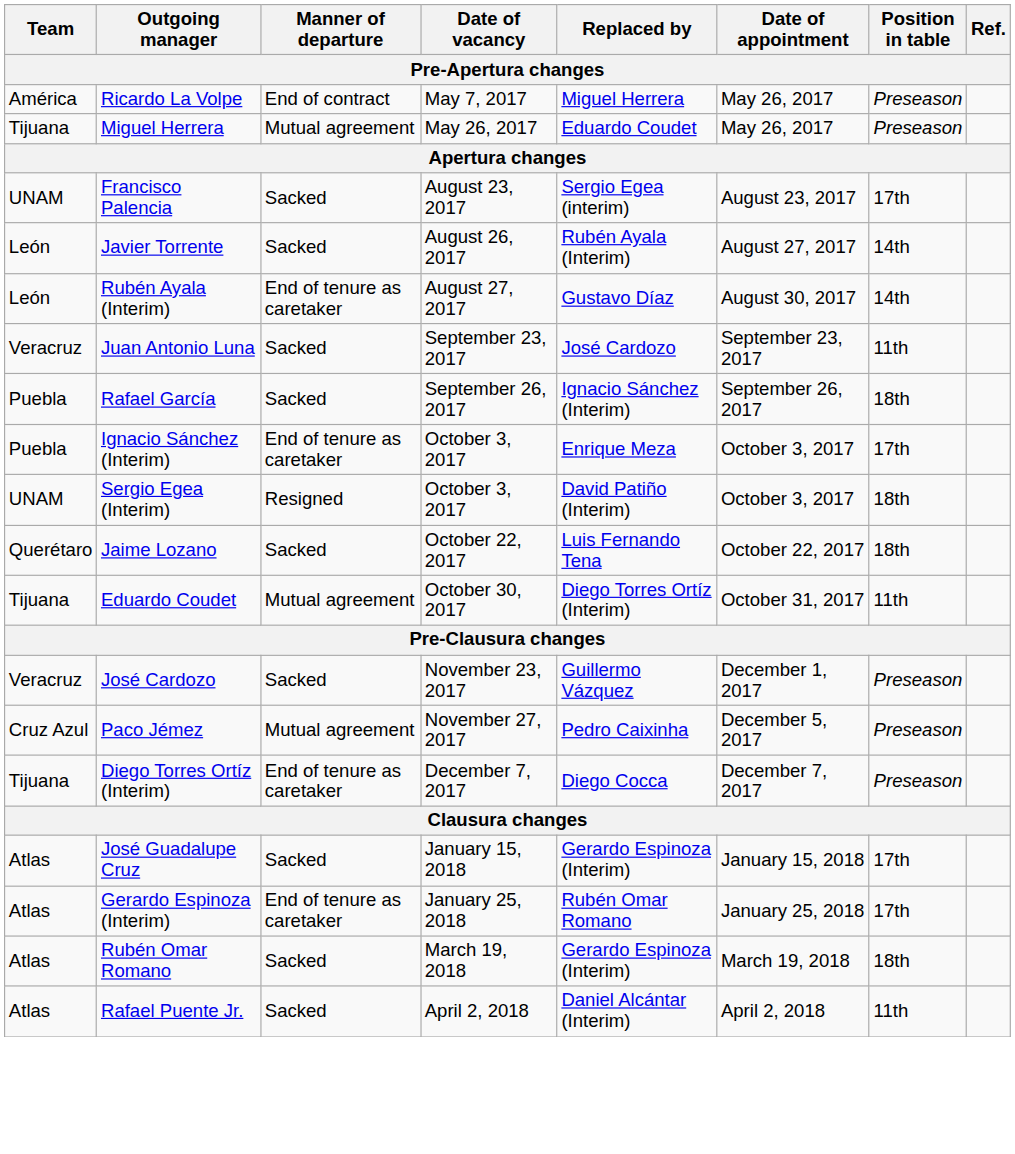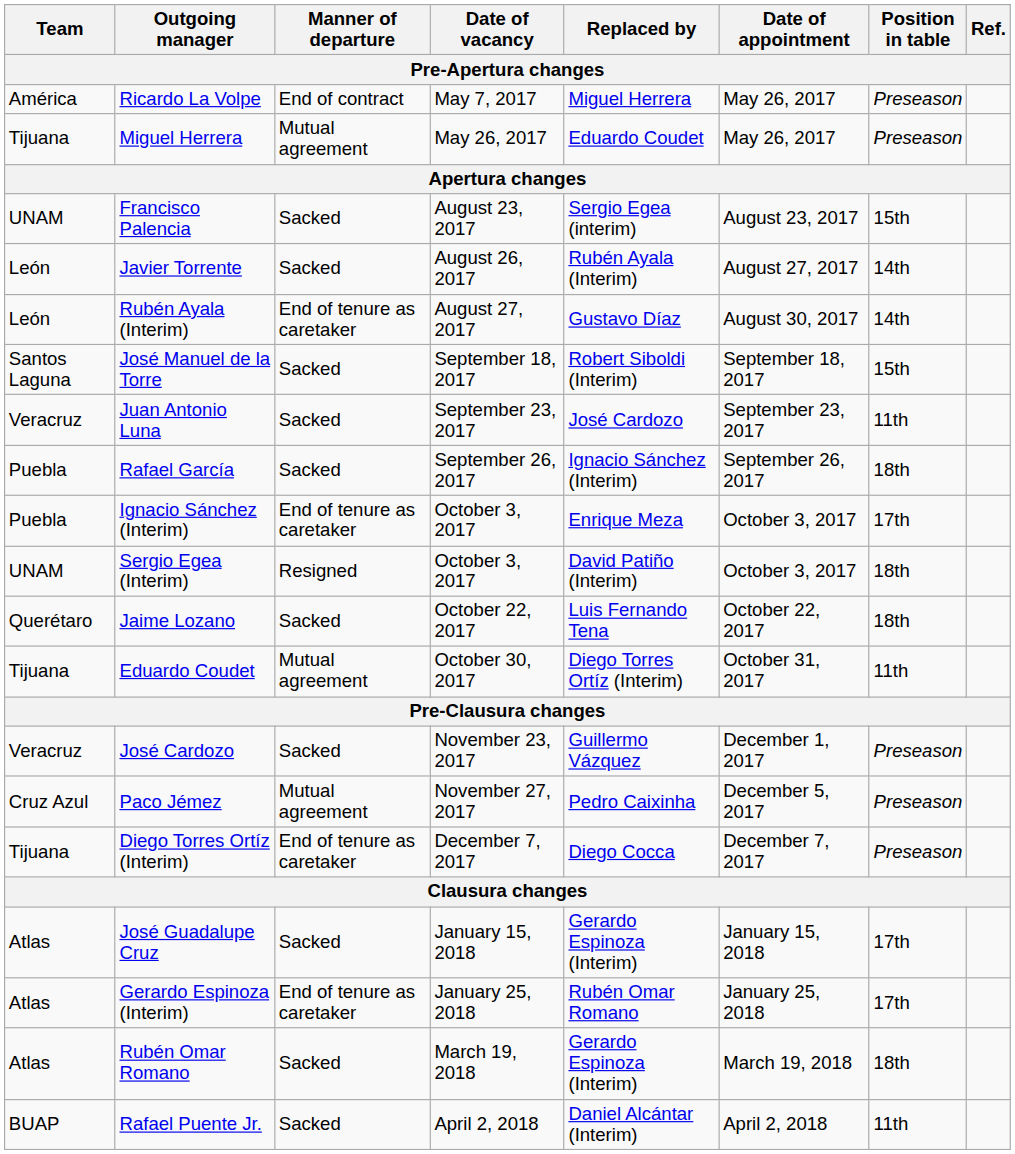(892, 197) 17th -> (892, 218) 15th
+ row: (195, 369)
(29, 1011) Atlas -> (34, 1124) BUAP
